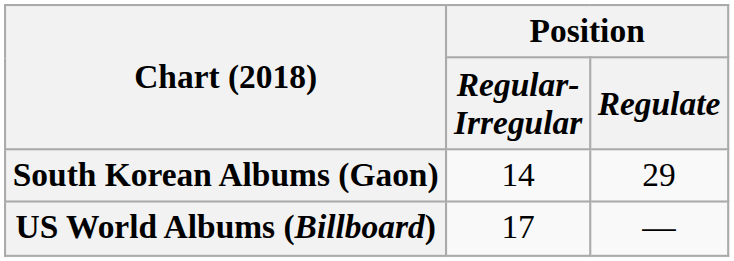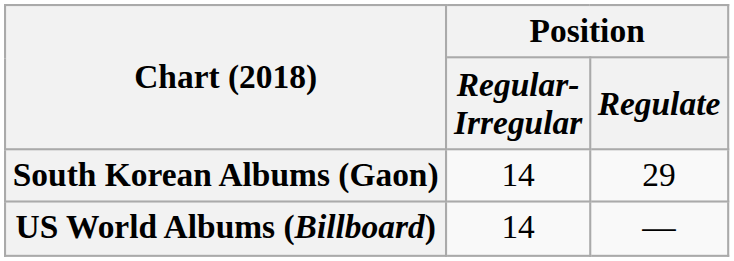(518, 227) 17 -> (518, 227) 14
